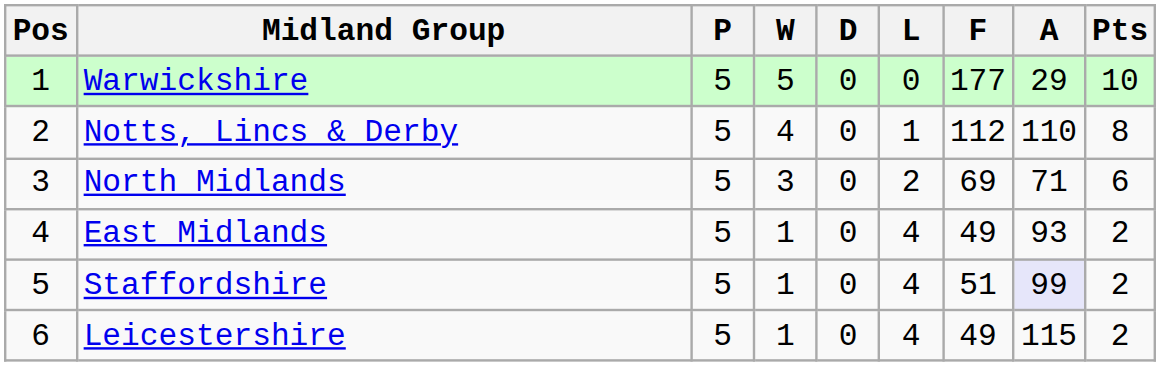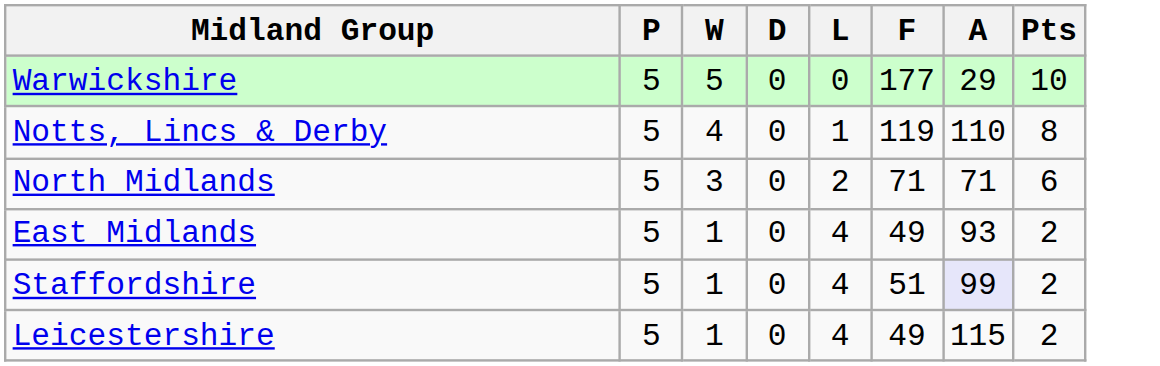- column: (41, 31)
(978, 132) 112 -> (907, 132) 119
(978, 183) 69 -> (907, 183) 71
